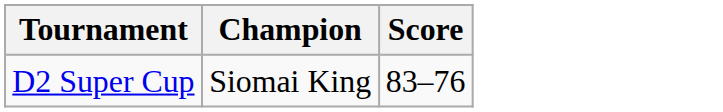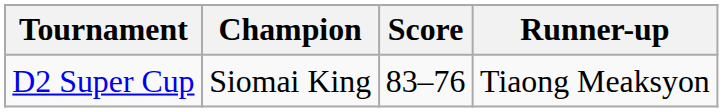+ column: (595, 29)
